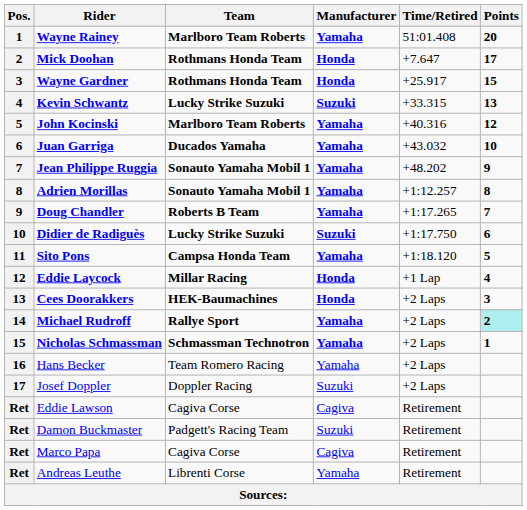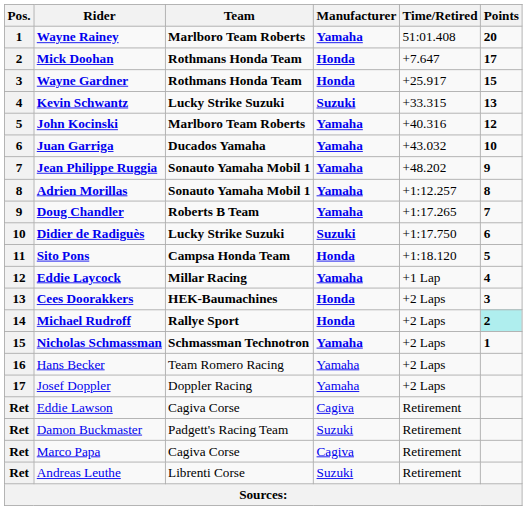(340, 255) Yamaha -> (336, 255) Honda
(336, 277) Honda -> (340, 277) Yamaha
(340, 320) Yamaha -> (336, 320) Honda
(335, 386) Suzuki -> (338, 386) Yamaha
(338, 473) Yamaha -> (335, 473) Suzuki
